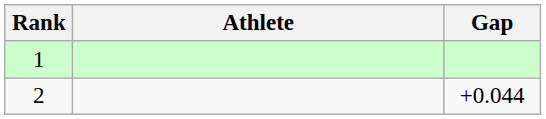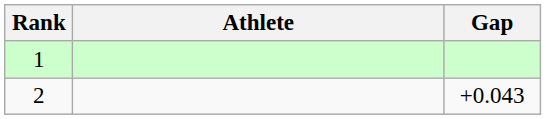(492, 95) +0.044 -> (492, 95) +0.043
